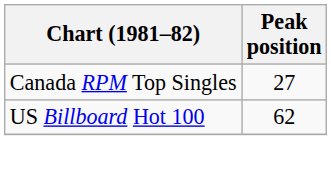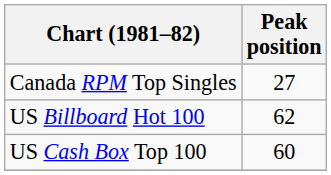+ row: (108, 151)
